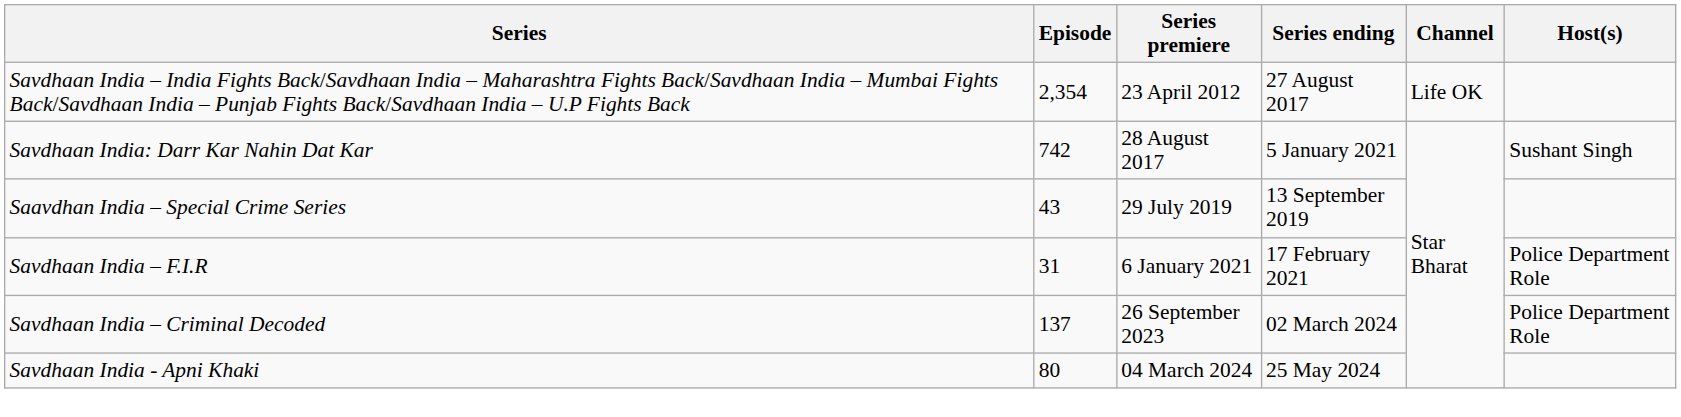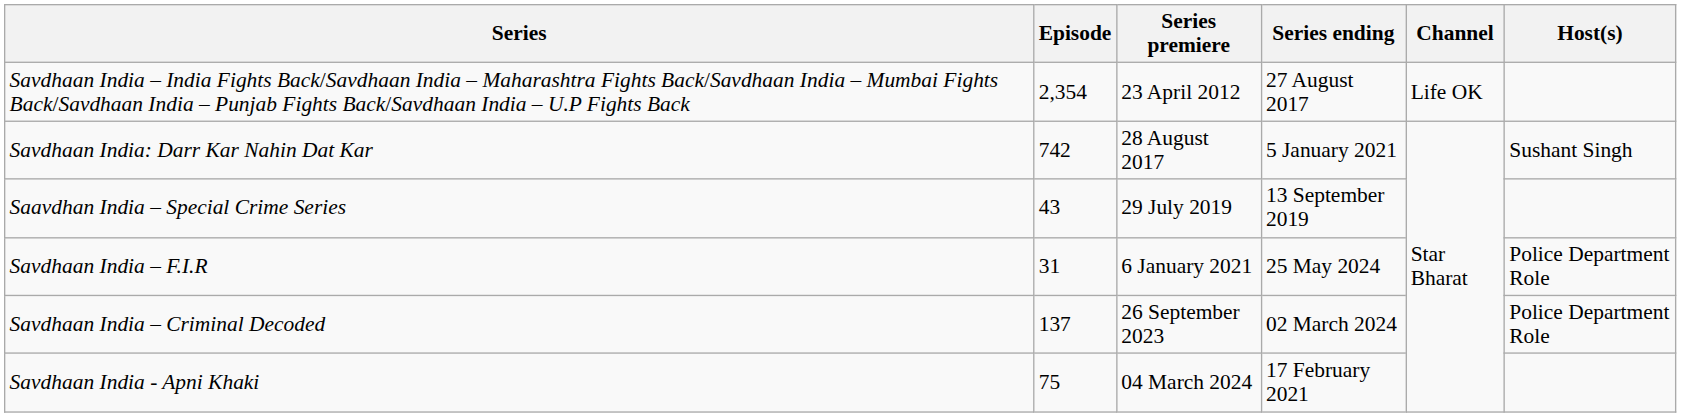(1318, 266) 17 February 2021 -> (1323, 266) 25 May 2024
(1049, 370) 80 -> (1049, 382) 75
(1323, 370) 25 May 2024 -> (1318, 382) 17 February 2021
